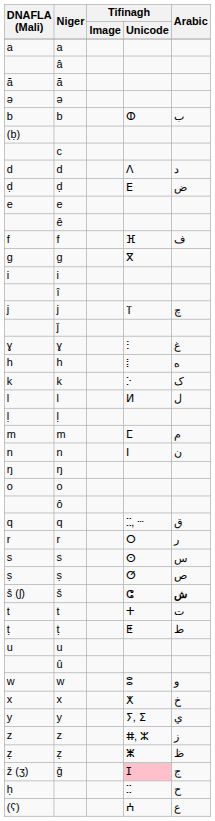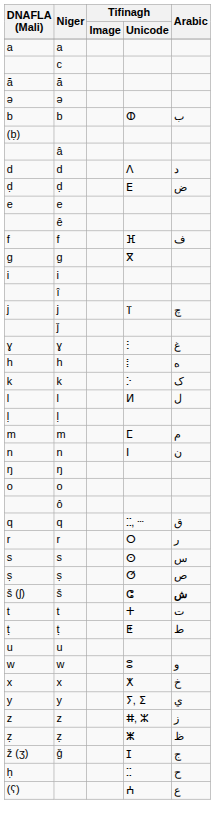rows swapped: (29, 65) <-> (29, 152)
- row: (29, 664)
(129, 772) pink background -> (129, 754) no background
